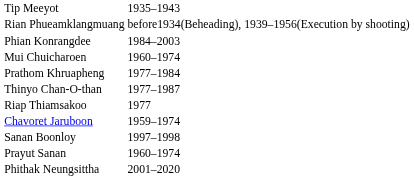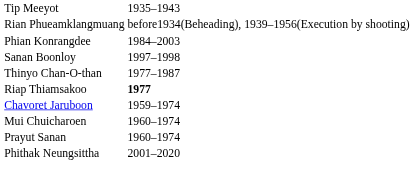rows swapped: (45, 57) <-> (40, 137)
- row: (54, 73)
(139, 105) normal -> (139, 89) bold
